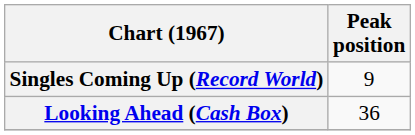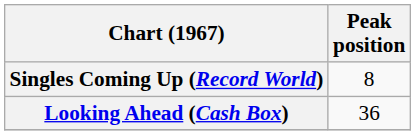(369, 79) 9 -> (369, 79) 8
